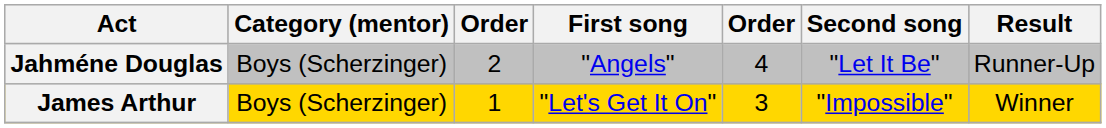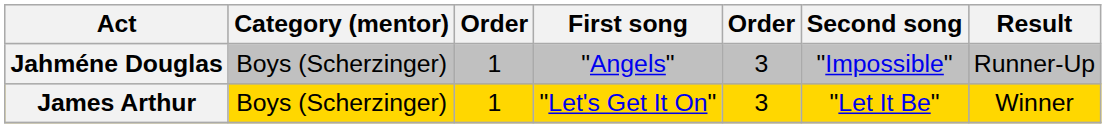(494, 63) 2 -> (494, 63) 1
(761, 63) 4 -> (761, 63) 3
(885, 63) "Let It Be" -> (885, 63) "Impossible"
(885, 102) "Impossible" -> (885, 102) "Let It Be"
